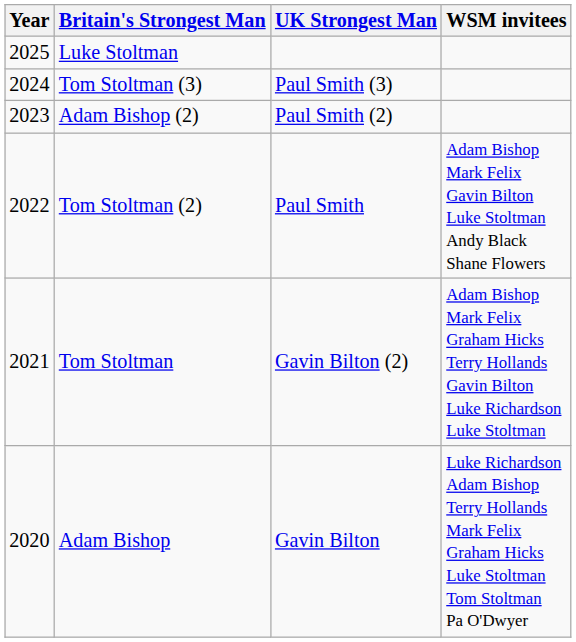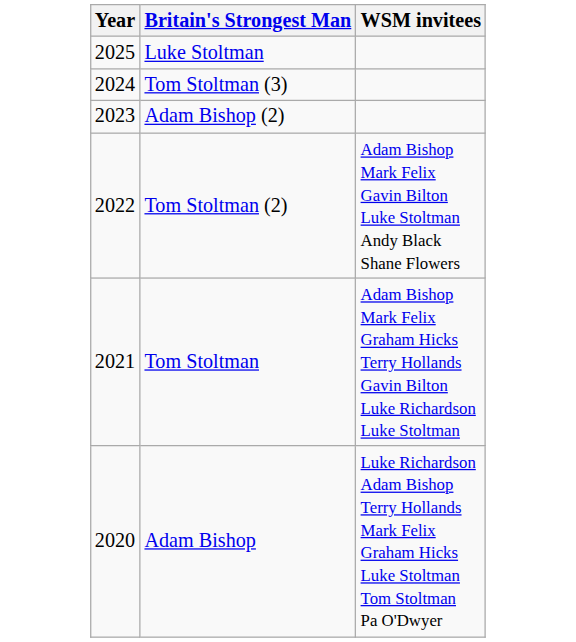- column: (356, 20)
